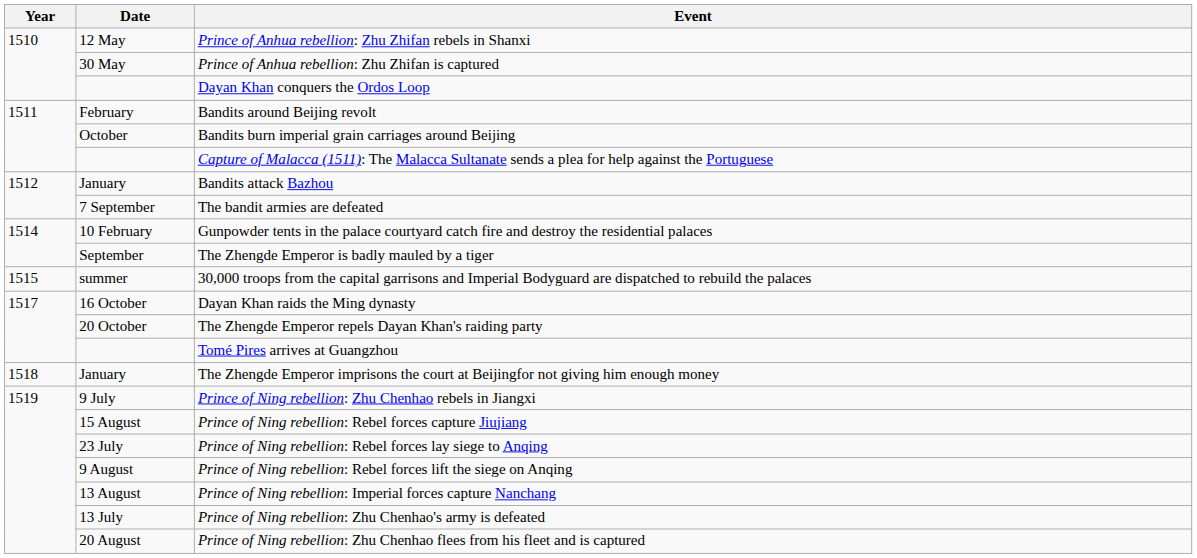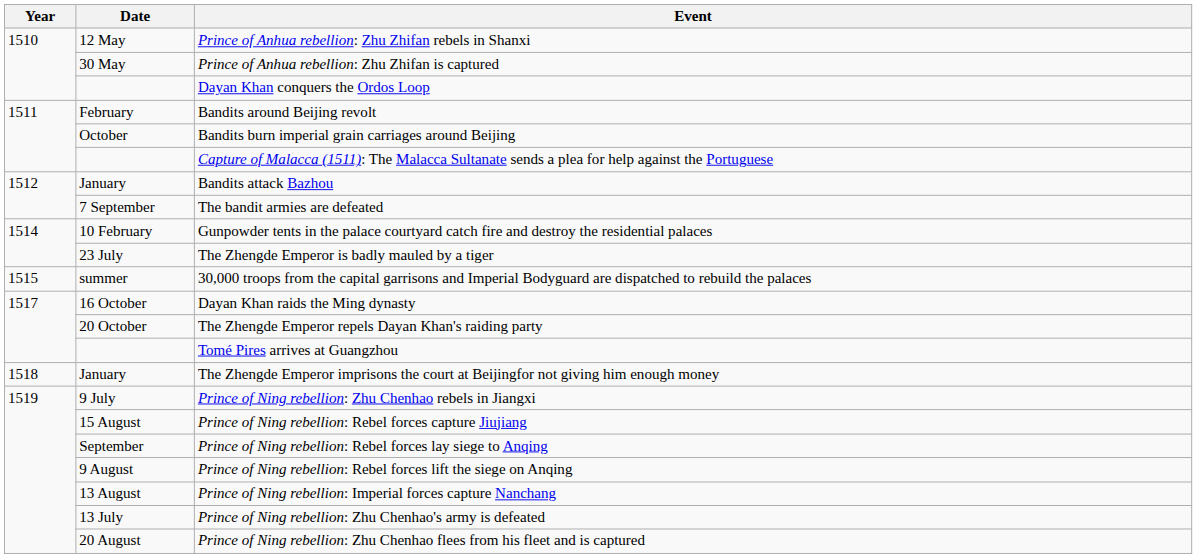(111, 254) September -> (101, 254) 23 July
(101, 445) 23 July -> (111, 445) September
